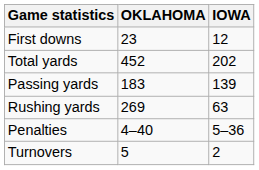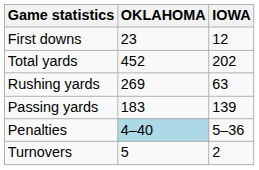rows swapped: (53, 84) <-> (54, 107)
(137, 130) no background -> (137, 130) lightblue background
